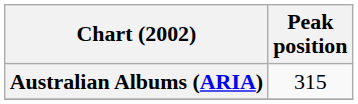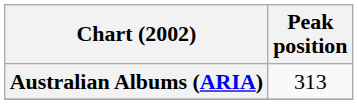(310, 81) 315 -> (310, 81) 313
